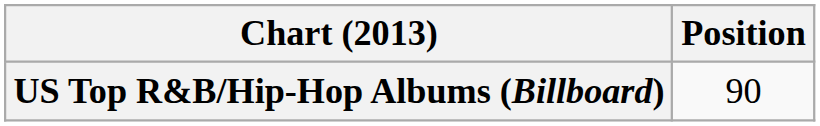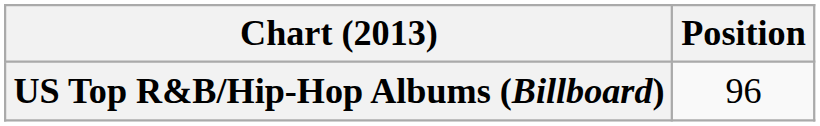(744, 90) 90 -> (744, 90) 96
